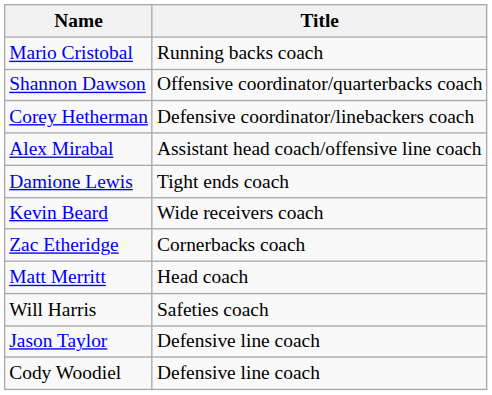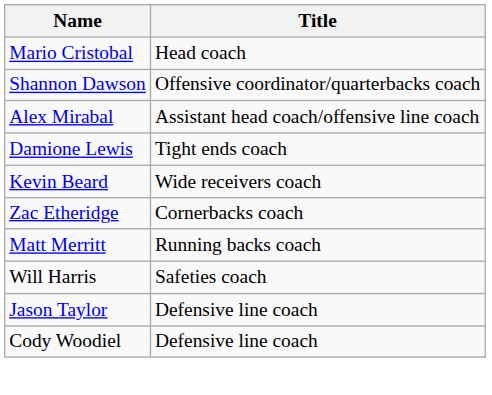(240, 52) Running backs coach -> (200, 52) Head coach
- row: (79, 117)
(203, 277) Head coach -> (238, 245) Running backs coach
